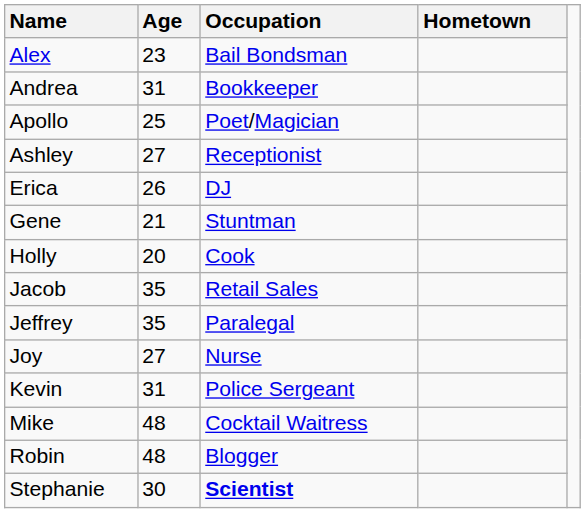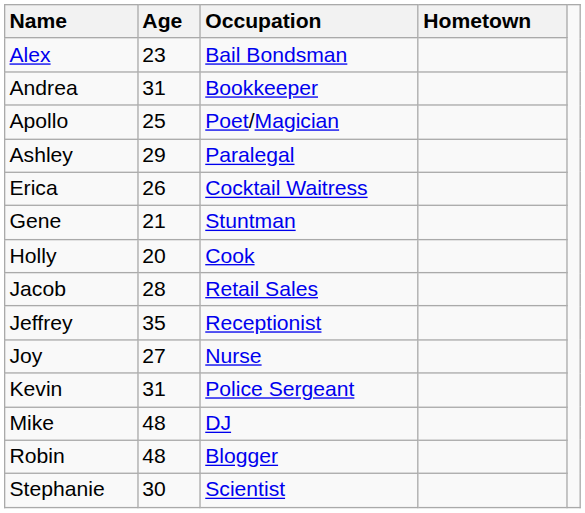(154, 155) 27 -> (154, 155) 29
(263, 155) Receptionist -> (250, 155) Paralegal
(218, 188) DJ -> (286, 188) Cocktail Waitress
(154, 289) 35 -> (154, 289) 28
(250, 322) Paralegal -> (263, 322) Receptionist
(286, 423) Cocktail Waitress -> (218, 423) DJ
(249, 490) bold -> (245, 490) normal
